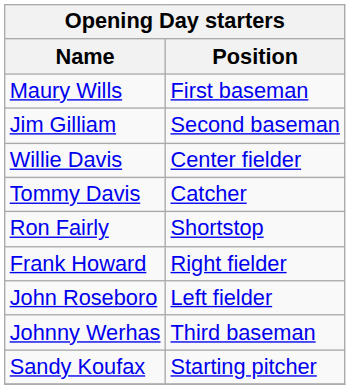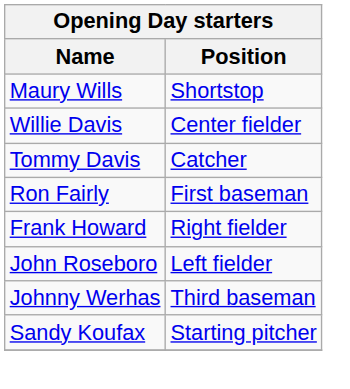(239, 90) First baseman -> (217, 90) Shortstop
- row: (63, 125)
(217, 228) Shortstop -> (239, 194) First baseman
